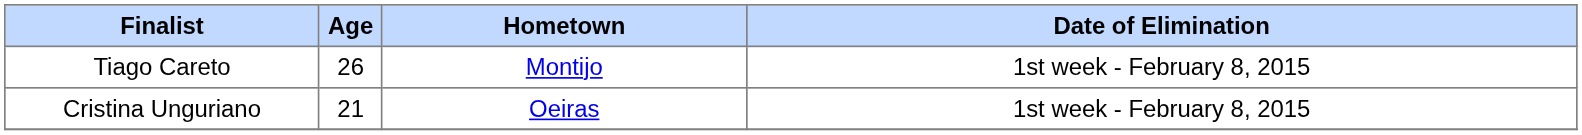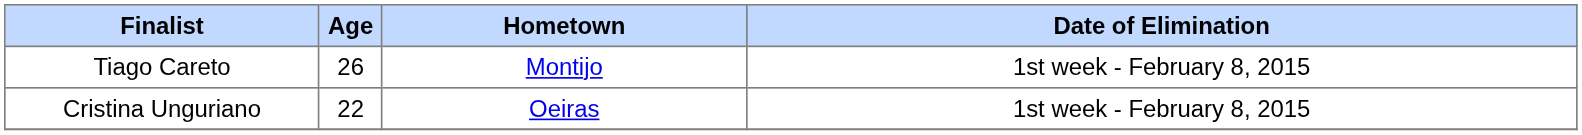(351, 109) 21 -> (351, 109) 22
